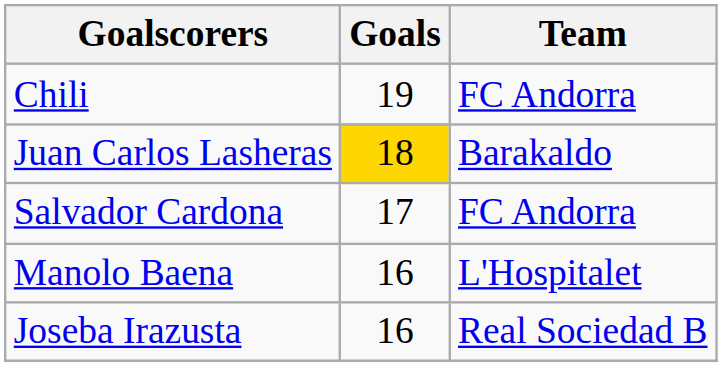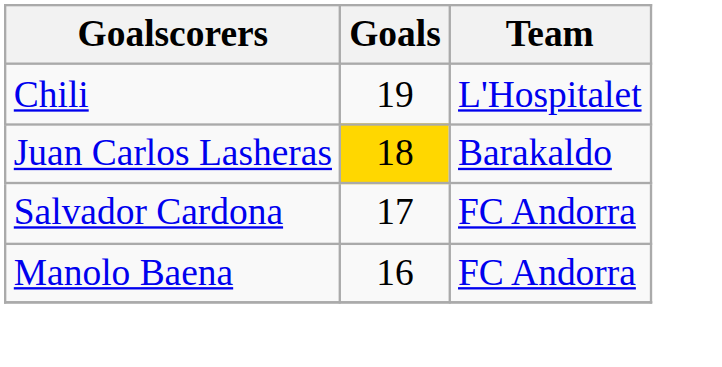(547, 93) FC Andorra -> (550, 93) L'Hospitalet
(550, 271) L'Hospitalet -> (547, 271) FC Andorra
- row: (128, 331)
